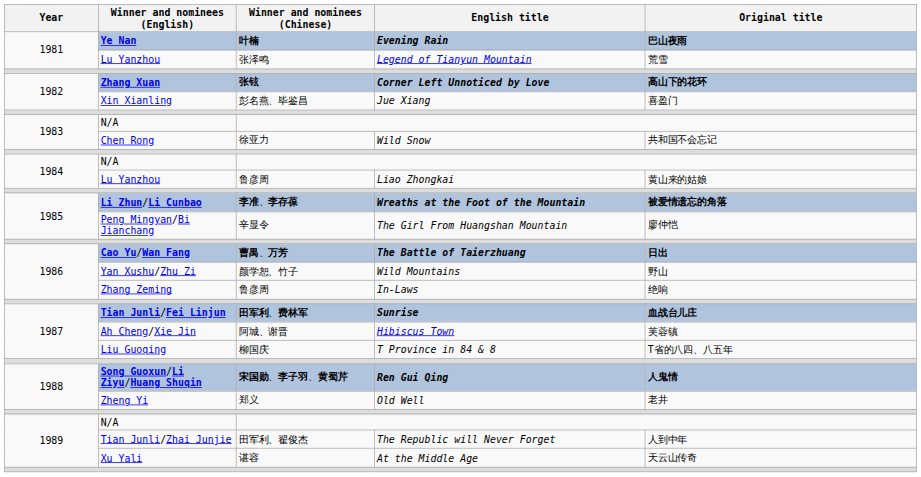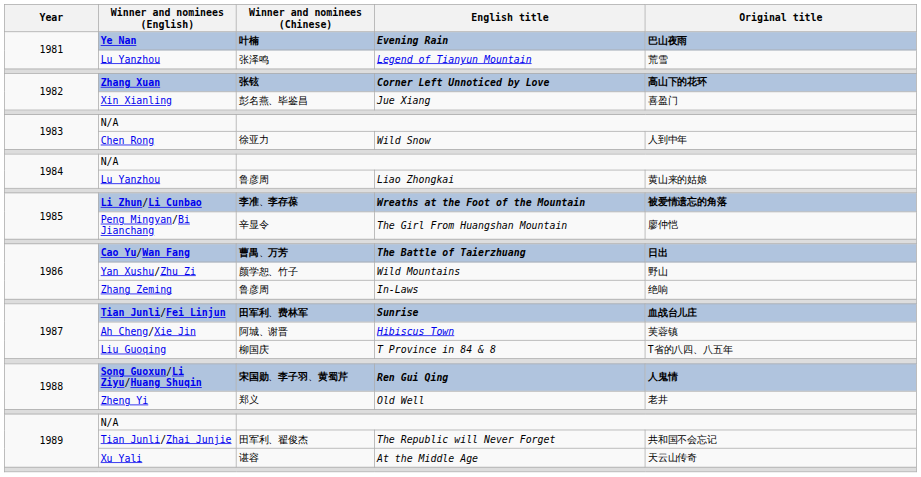(682, 140) 共和国不会忘记 -> (668, 140) 人到中年
(668, 439) 人到中年 -> (682, 439) 共和国不会忘记
